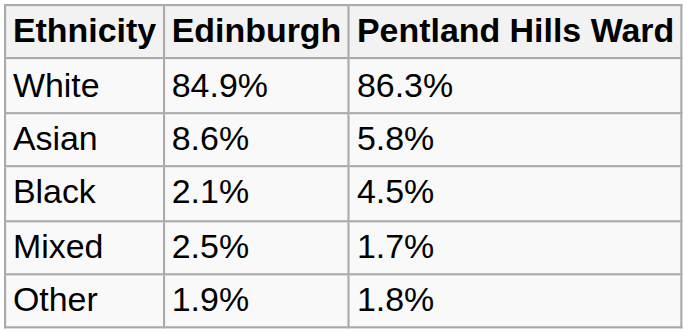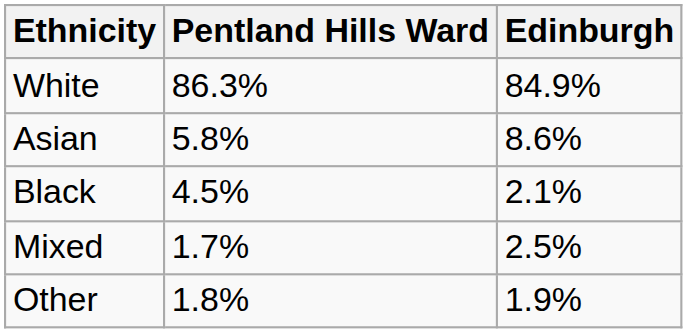columns swapped: (516, 31) <-> (257, 31)
